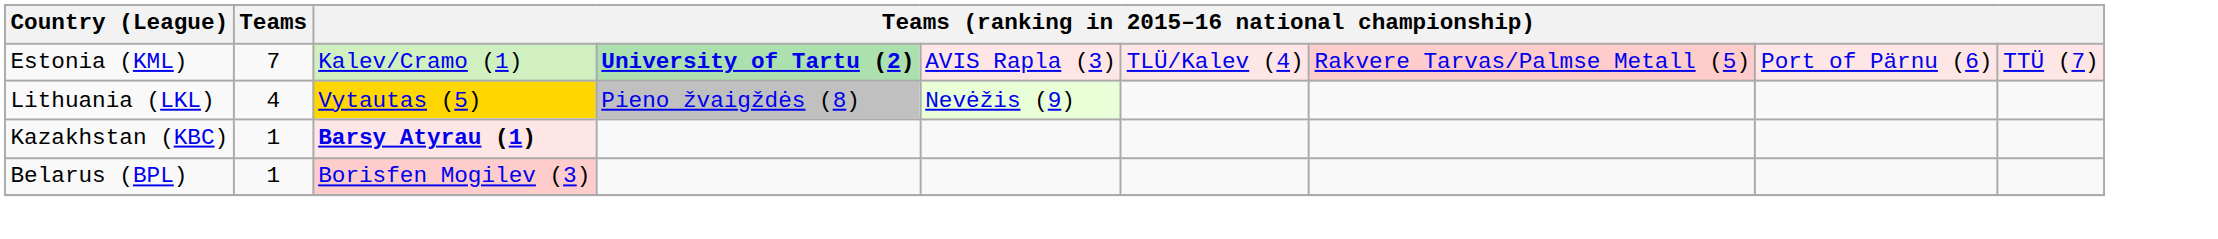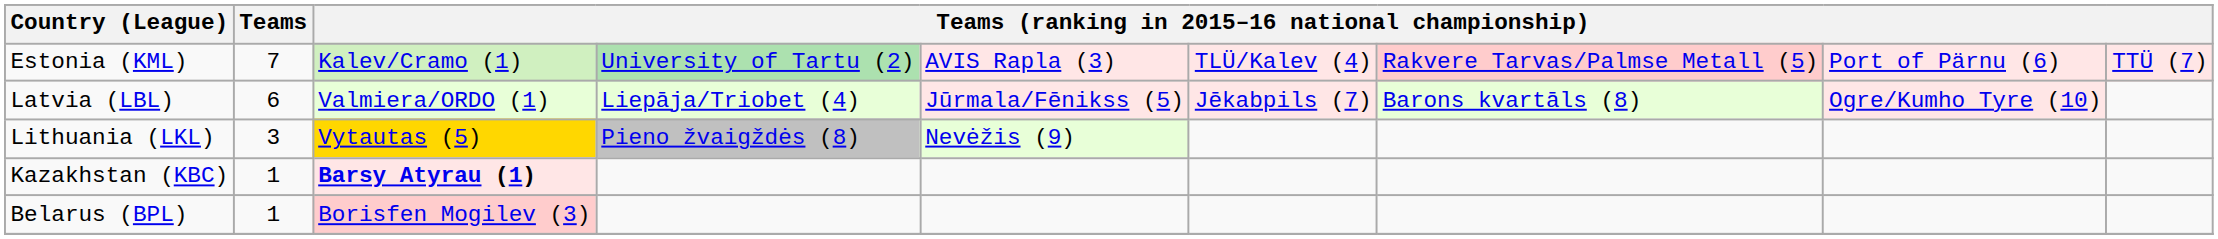(758, 62) bold -> (758, 62) normal
+ row: (92, 100)
(273, 100) 4 -> (273, 138) 3
